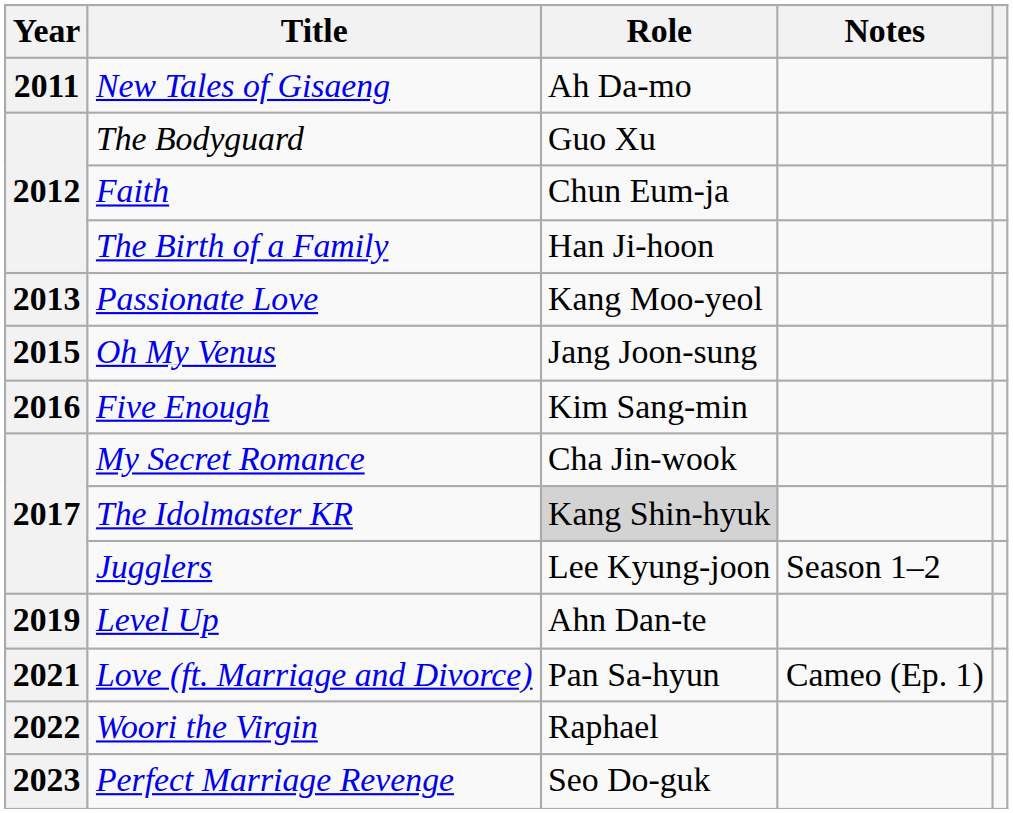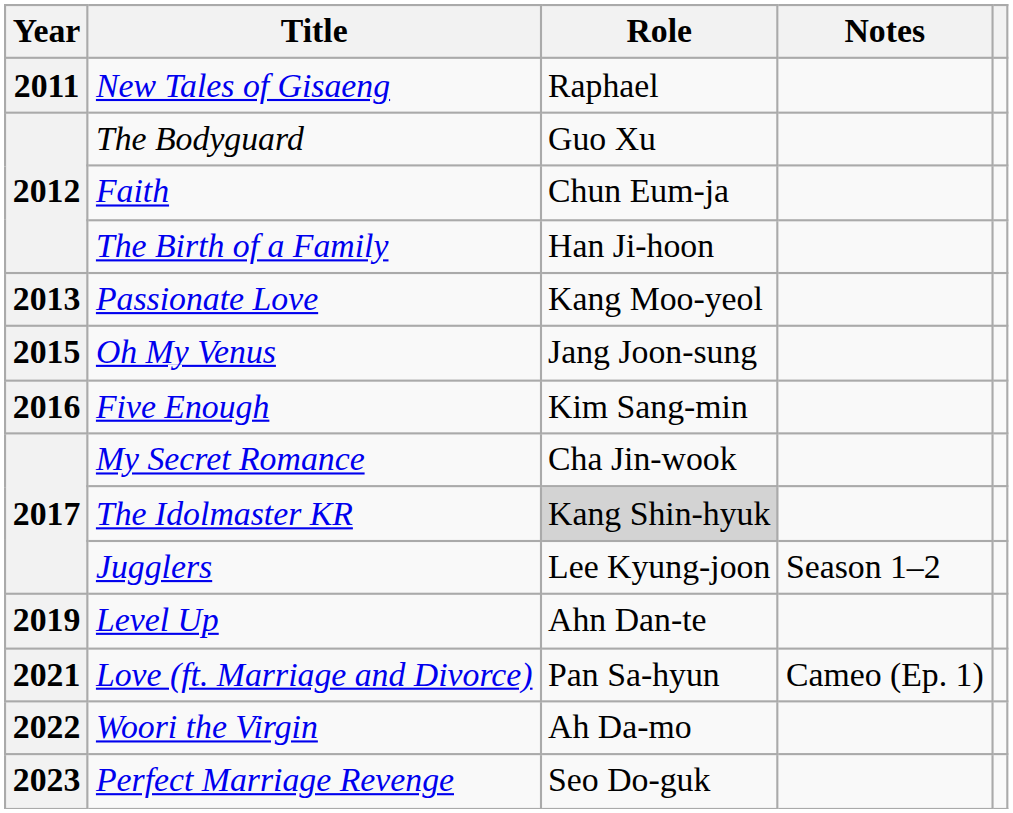(620, 84) Ah Da-mo -> (603, 84) Raphael
(603, 727) Raphael -> (620, 727) Ah Da-mo
